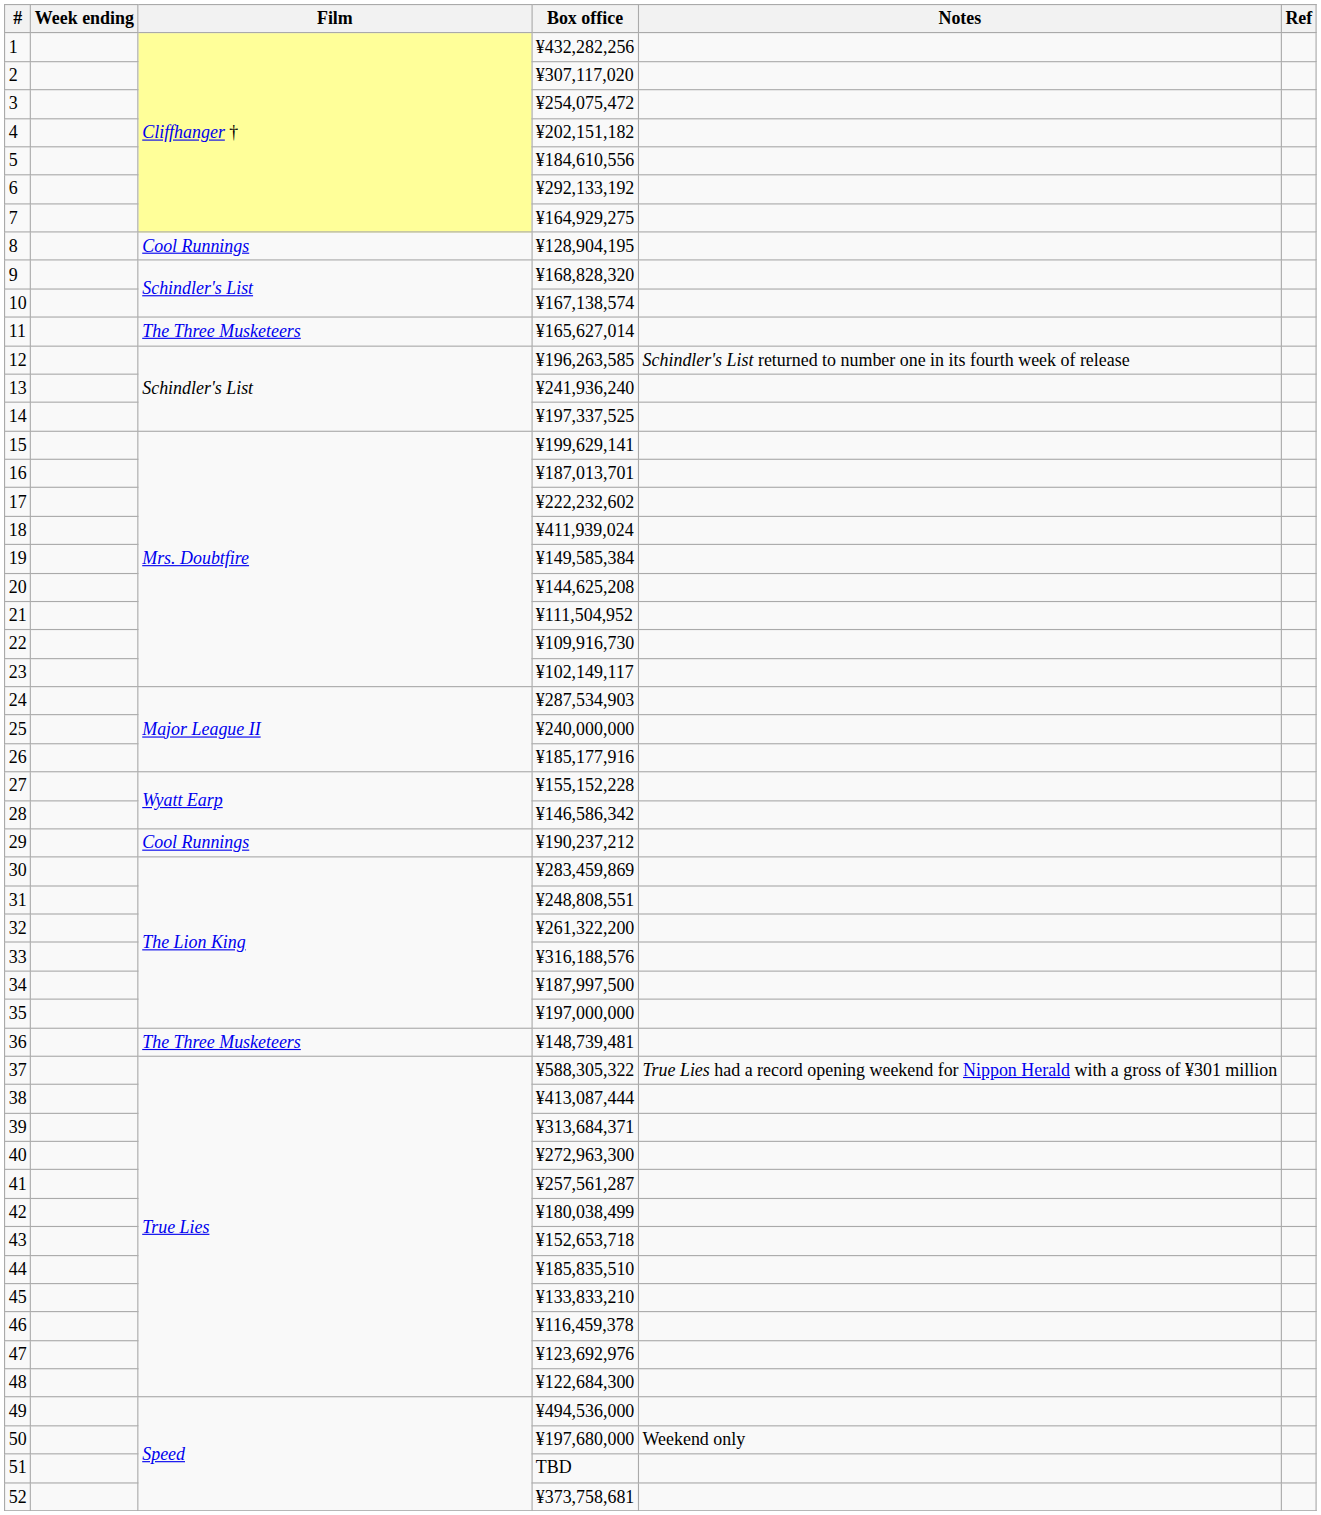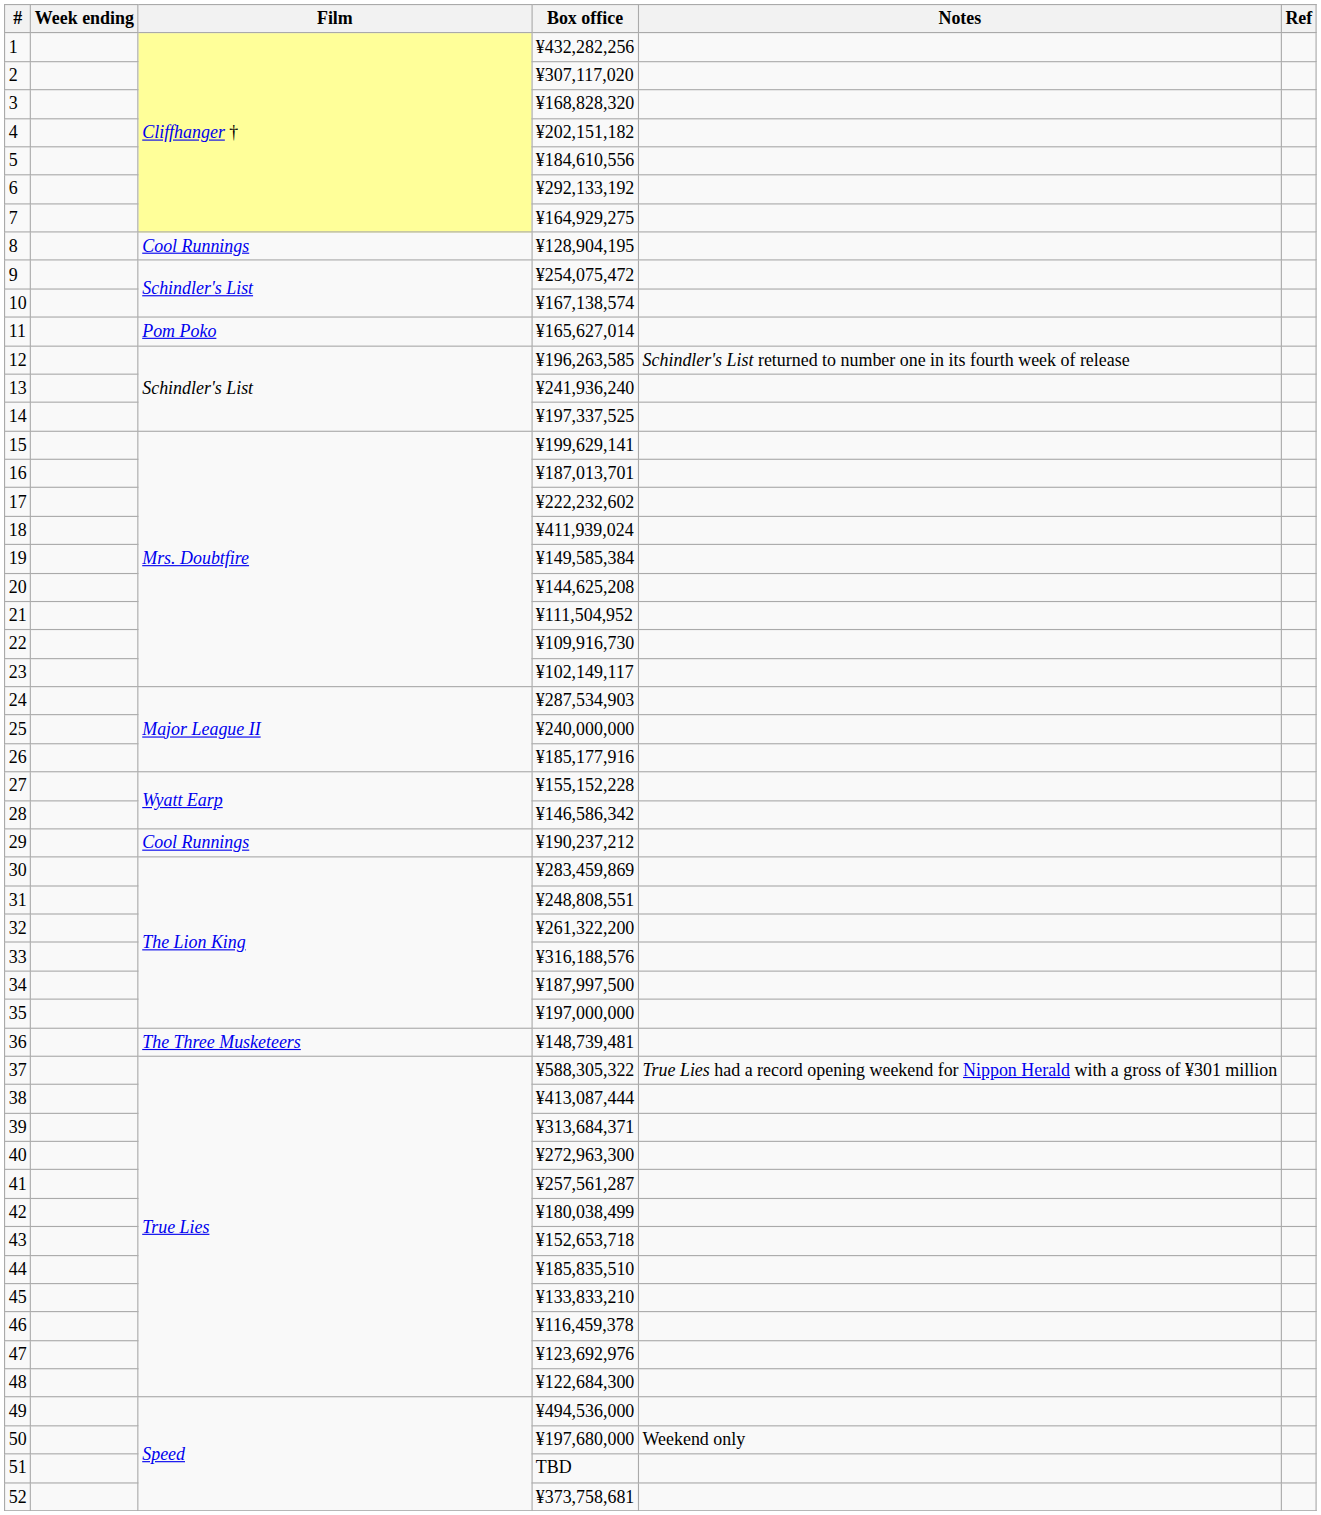(585, 103) ¥254,075,472 -> (585, 103) ¥168,828,320
(585, 274) ¥168,828,320 -> (585, 274) ¥254,075,472
(222, 331) The Three Musketeers -> (179, 331) Pom Poko
